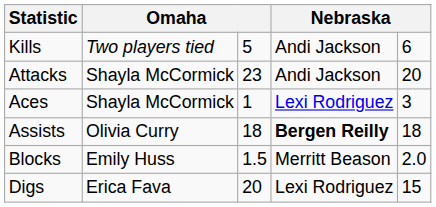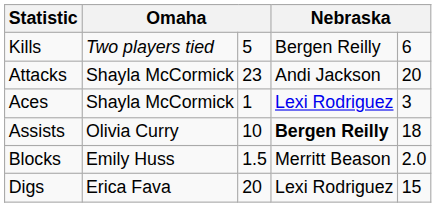(328, 46) Andi Jackson -> (328, 46) Bergen Reilly
(252, 131) 18 -> (252, 131) 10
